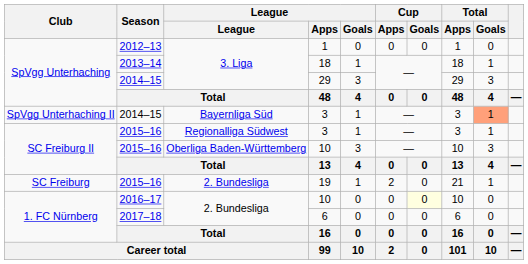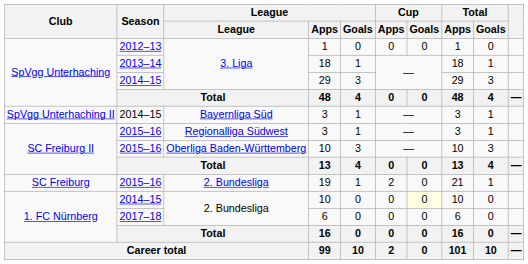(491, 115) lightsalmon background -> (491, 115) no background
(140, 200) 2016–17 -> (140, 200) 2014–15
